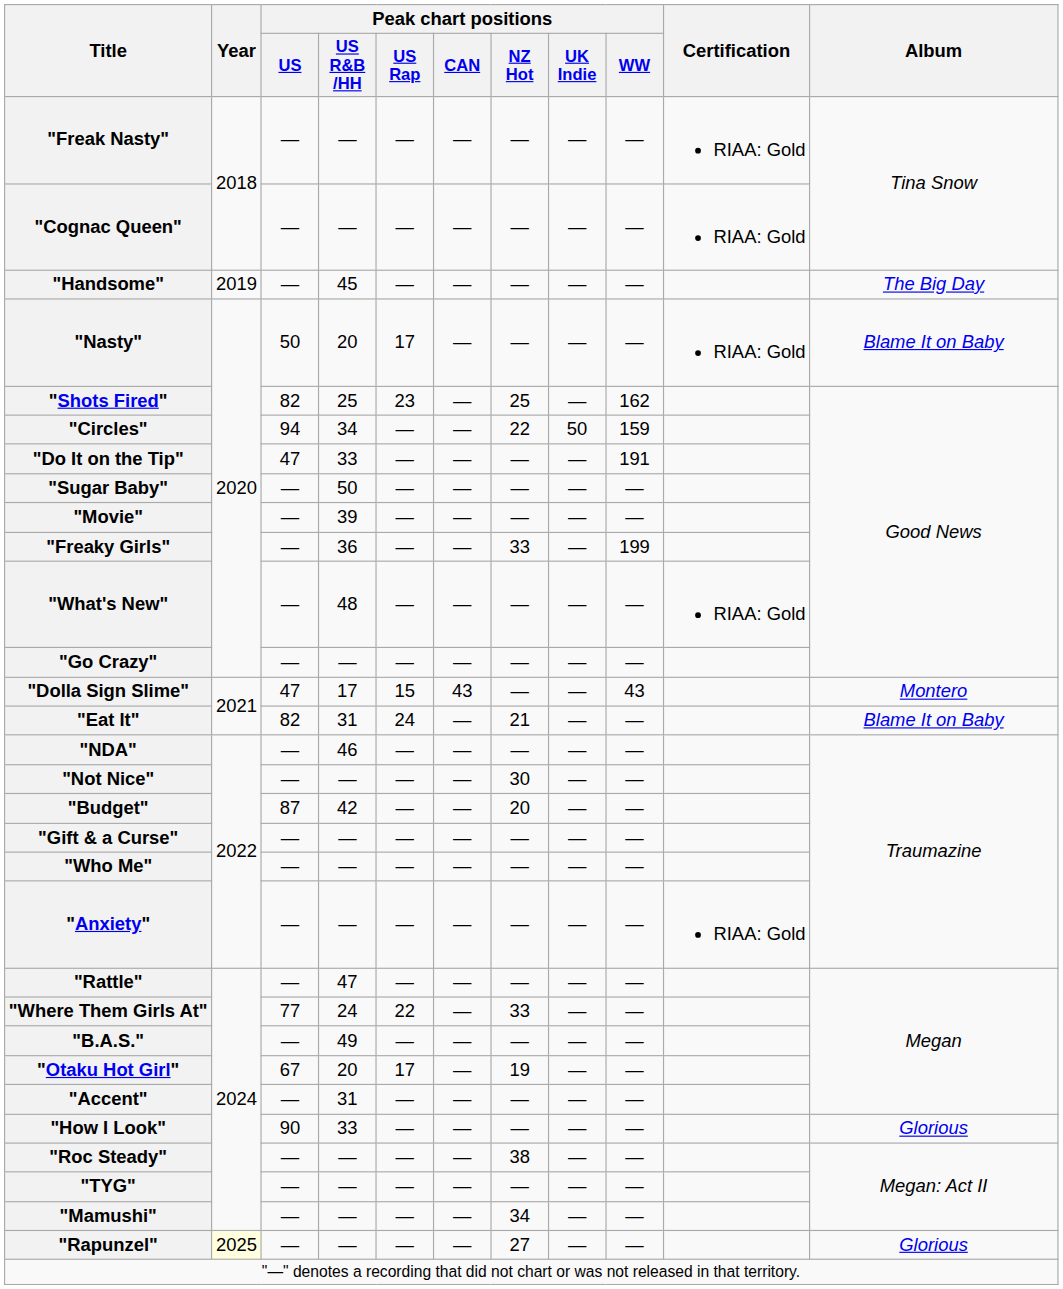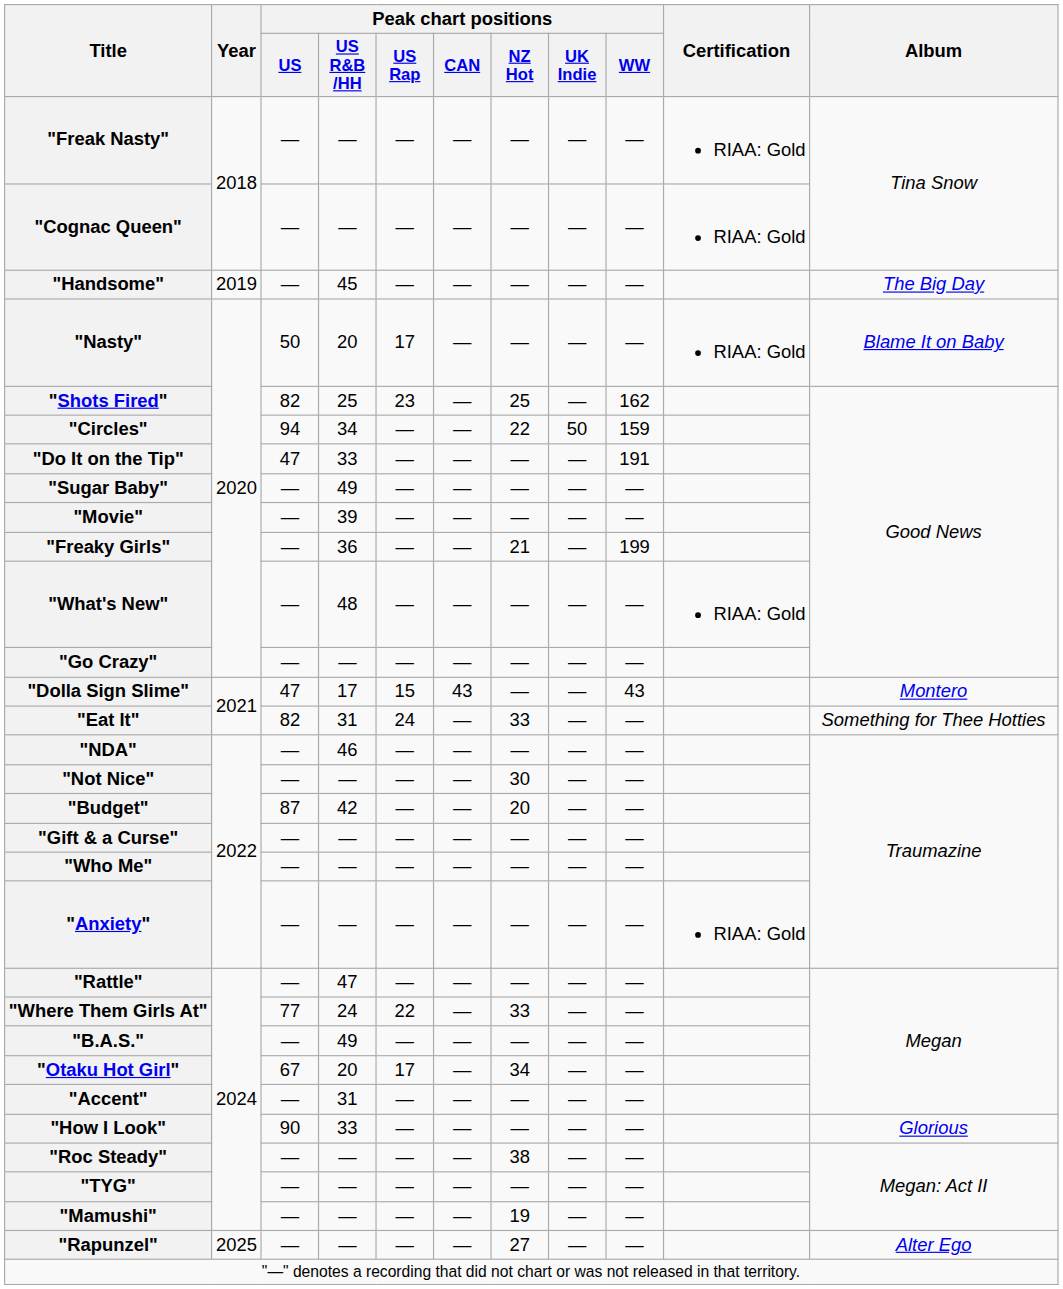(347, 488) 50 -> (347, 488) 49
(520, 546) 33 -> (520, 546) 21
(520, 720) 21 -> (520, 720) 33
(934, 720) Blame It on Baby -> (934, 720) Something for Thee Hotties
(520, 1069) 19 -> (520, 1069) 34
(520, 1215) 34 -> (520, 1215) 19
(237, 1244) lightyellow background -> (237, 1244) no background
(934, 1244) Glorious -> (934, 1244) Alter Ego
